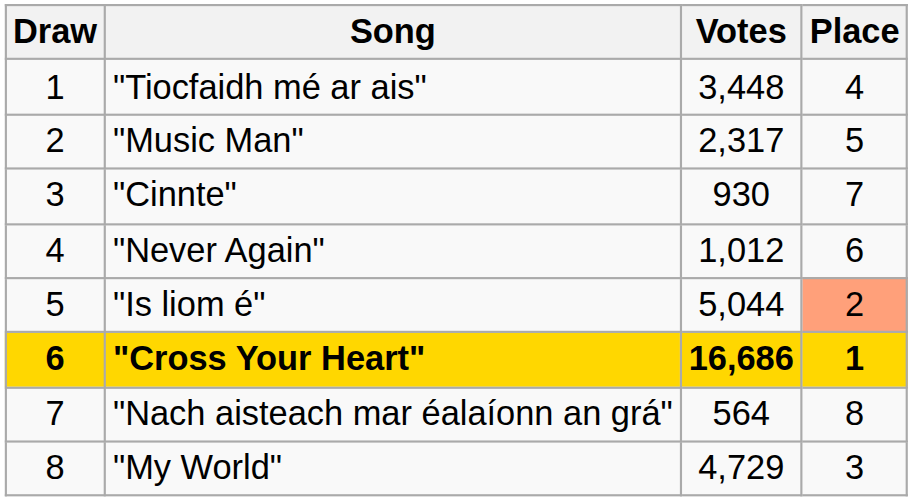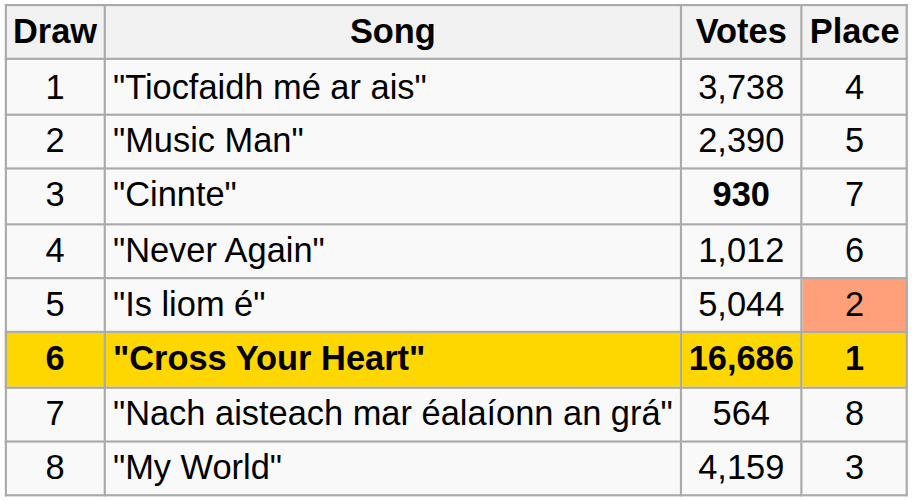(741, 86) 3,448 -> (741, 86) 3,738
(741, 140) 2,317 -> (741, 140) 2,390
(741, 195) normal -> (741, 195) bold
(741, 468) 4,729 -> (741, 468) 4,159
